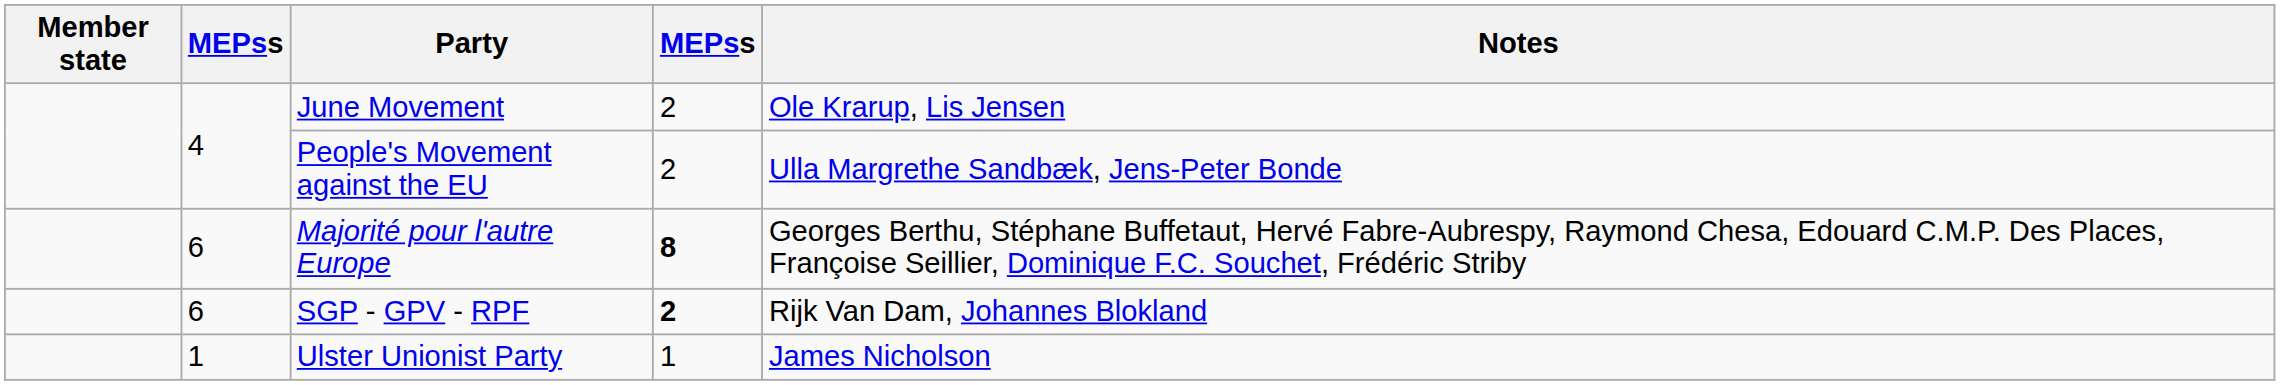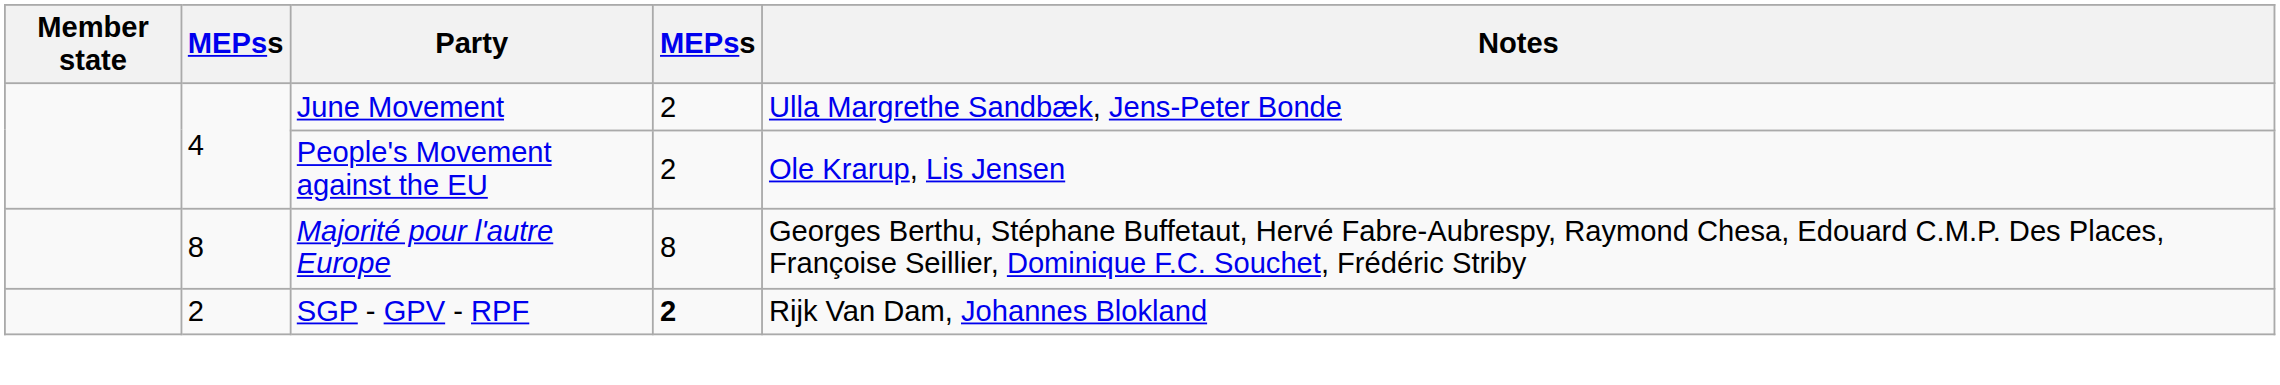(917, 106) Ole Krarup, Lis Jensen -> (1055, 106) Ulla Margrethe Sandbæk, Jens-Peter Bonde
(1055, 169) Ulla Margrethe Sandbæk, Jens-Peter Bonde -> (917, 169) Ole Krarup, Lis Jensen
(196, 248) 6 -> (196, 248) 8
(668, 248) bold -> (668, 248) normal
(196, 310) 6 -> (196, 310) 2
- row: (429, 356)
